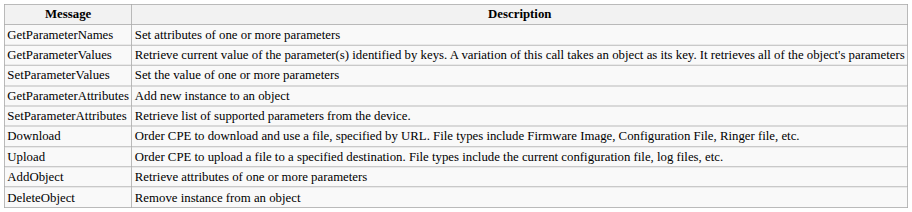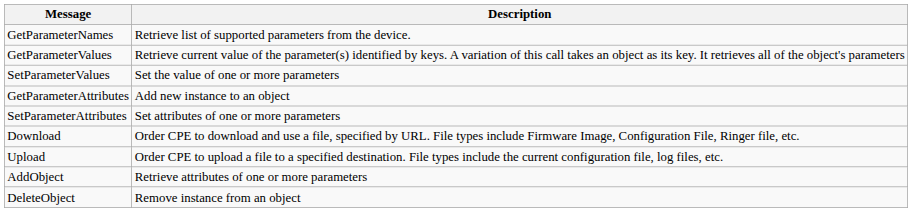(238, 34) Set attributes of one or more parameters -> (273, 34) Retrieve list of supported parameters from the device.
(273, 116) Retrieve list of supported parameters from the device. -> (238, 116) Set attributes of one or more parameters
